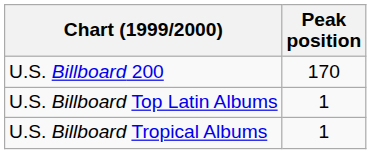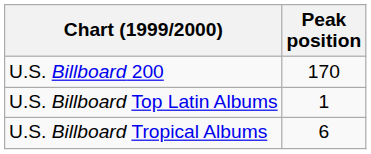(324, 132) 1 -> (324, 132) 6
